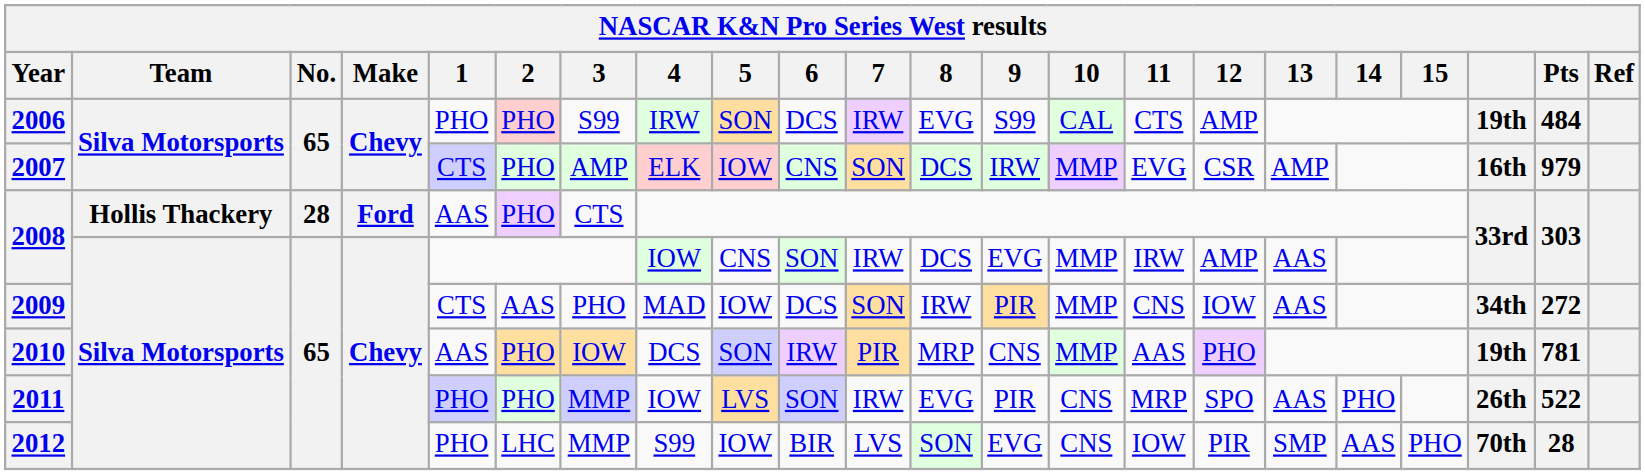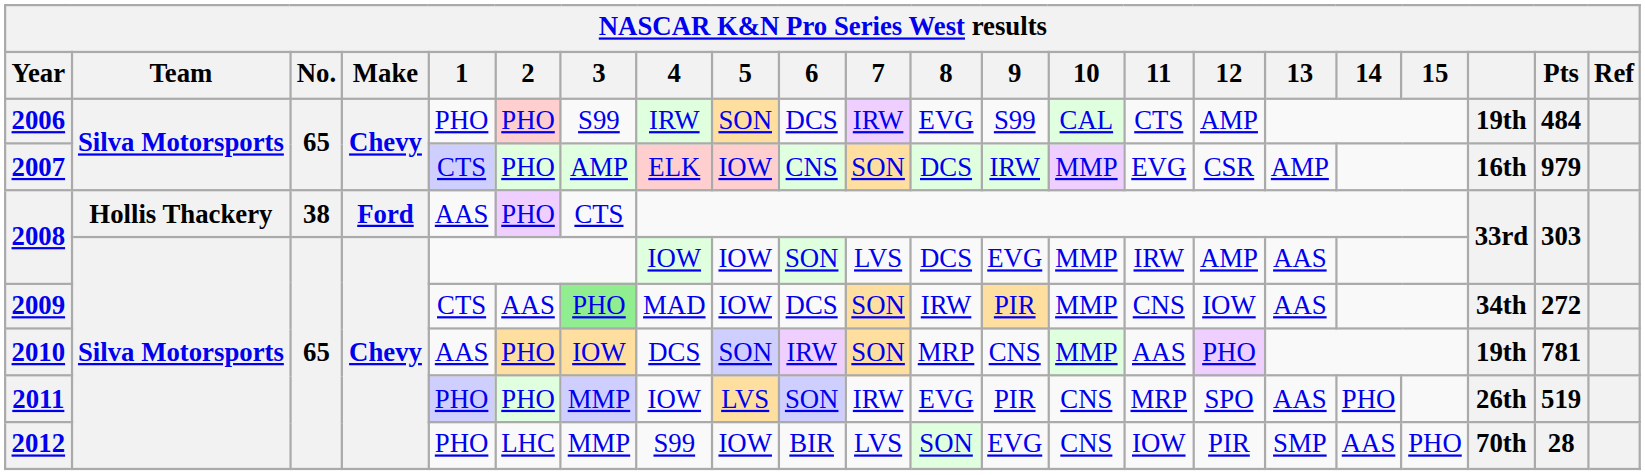(316, 213) 28 -> (316, 213) 38
(745, 259) CNS -> (745, 259) IOW
(878, 259) IRW -> (878, 259) LVS
(599, 305) no background -> (599, 305) lightgreen background
(878, 352) PIR -> (878, 352) SON
(1561, 398) 522 -> (1561, 398) 519
